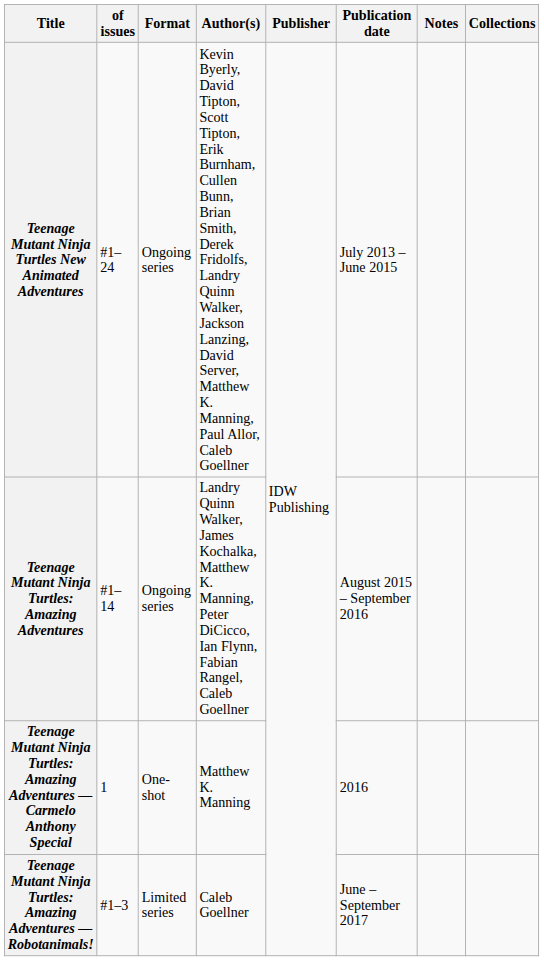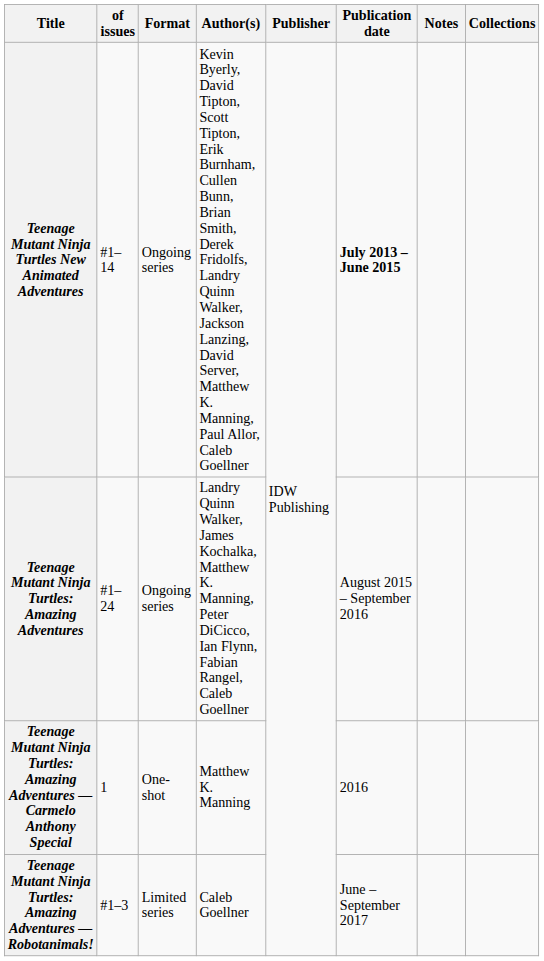(111, 259) #1–24 -> (111, 259) #1–14
(373, 259) normal -> (374, 259) bold
(111, 598) #1–14 -> (111, 598) #1–24
